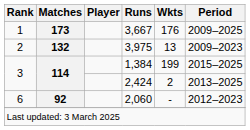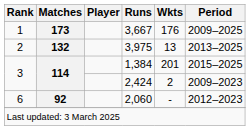(215, 47) 2009–2023 -> (215, 47) 2013–2025
(170, 64) 199 -> (170, 64) 201
(215, 82) 2013–2025 -> (215, 82) 2009–2023
